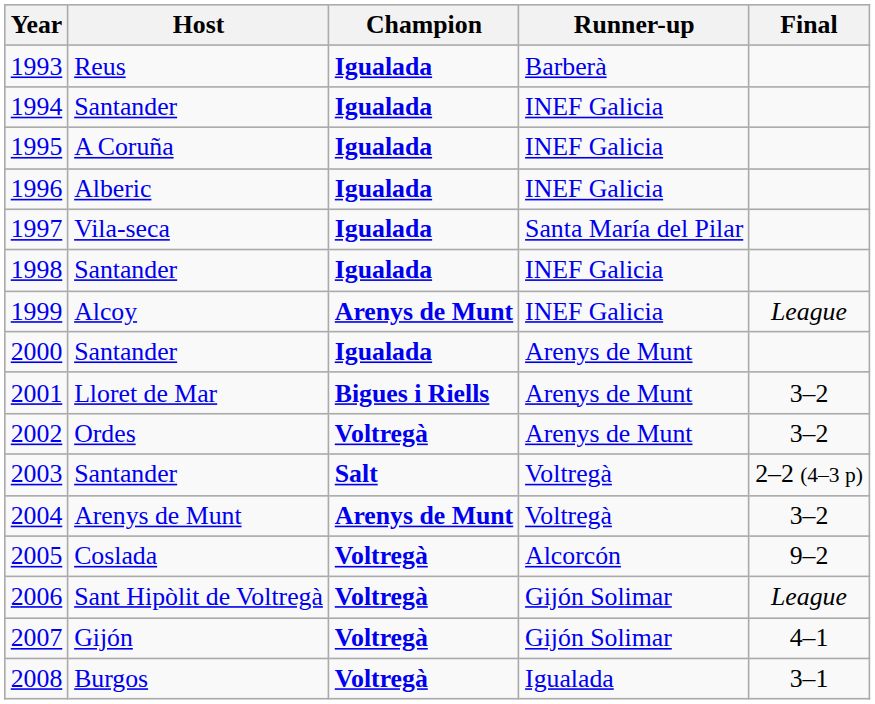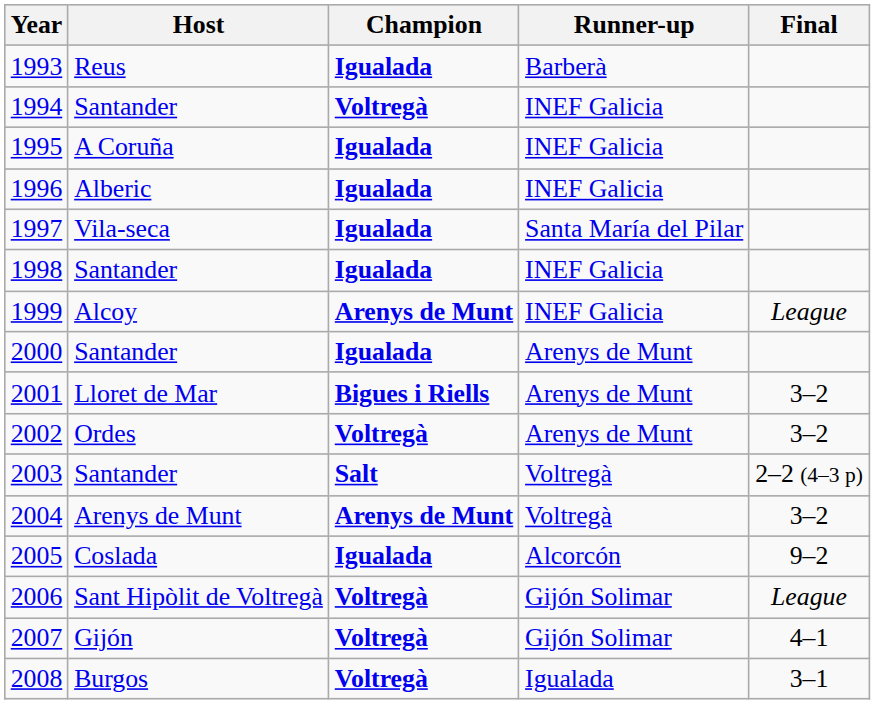(383, 106) Igualada -> (381, 106) Voltregà
(381, 556) Voltregà -> (383, 556) Igualada
